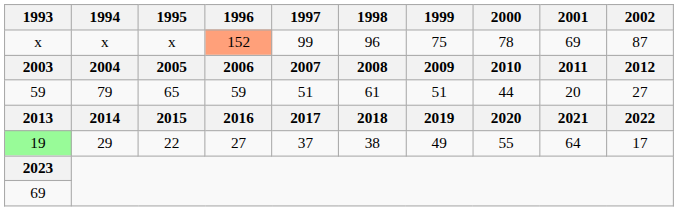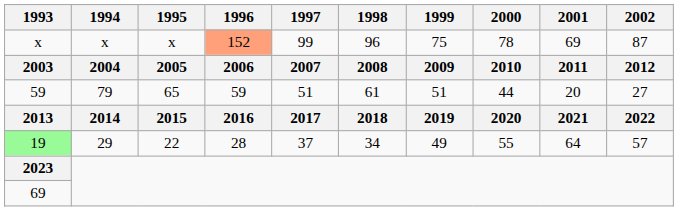(239, 143) 27 -> (239, 143) 28
(372, 143) 38 -> (372, 143) 34
(640, 143) 17 -> (640, 143) 57
